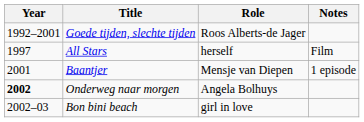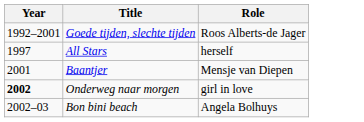- column: (333, 13)
(239, 88) Angela Bolhuys -> (227, 88) girl in love
(227, 107) girl in love -> (239, 107) Angela Bolhuys
